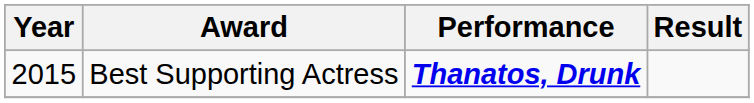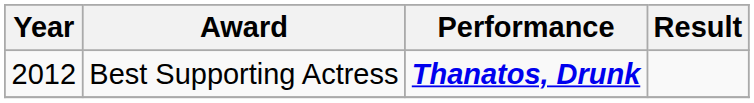(44, 73) 2015 -> (44, 73) 2012
